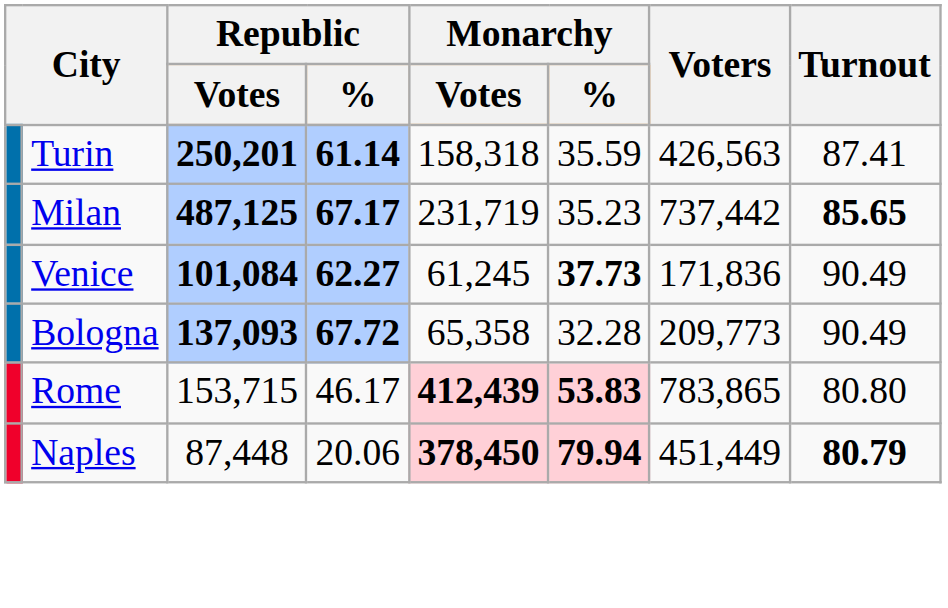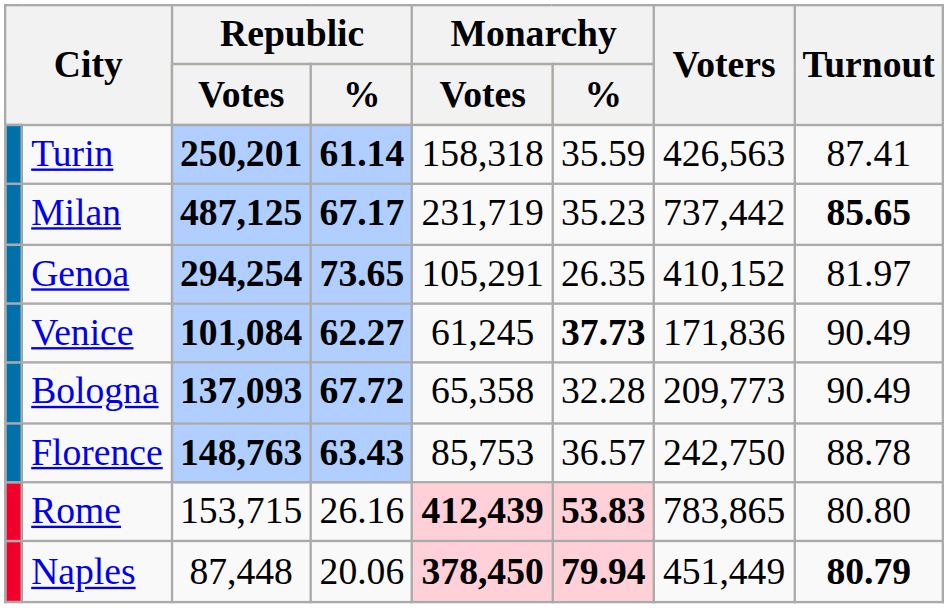+ row: (80, 272)
+ row: (97, 451)
(358, 392) 46.17 -> (362, 511) 26.16
